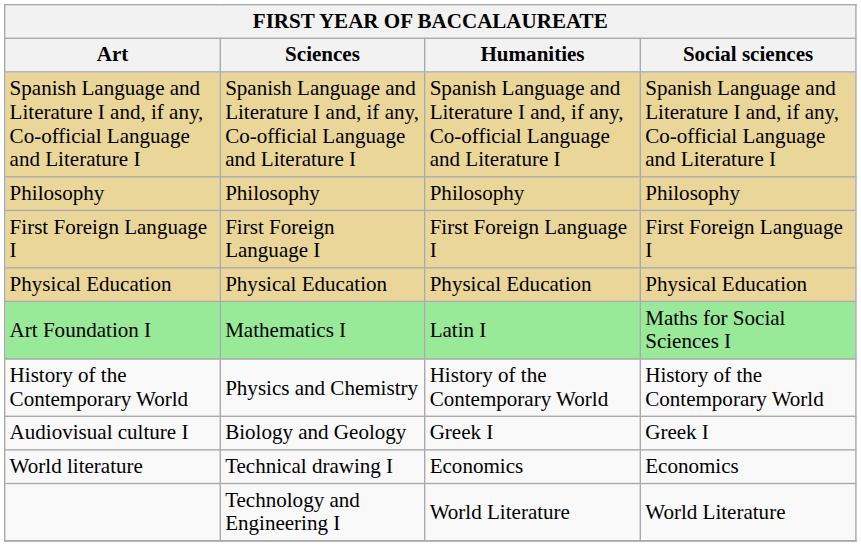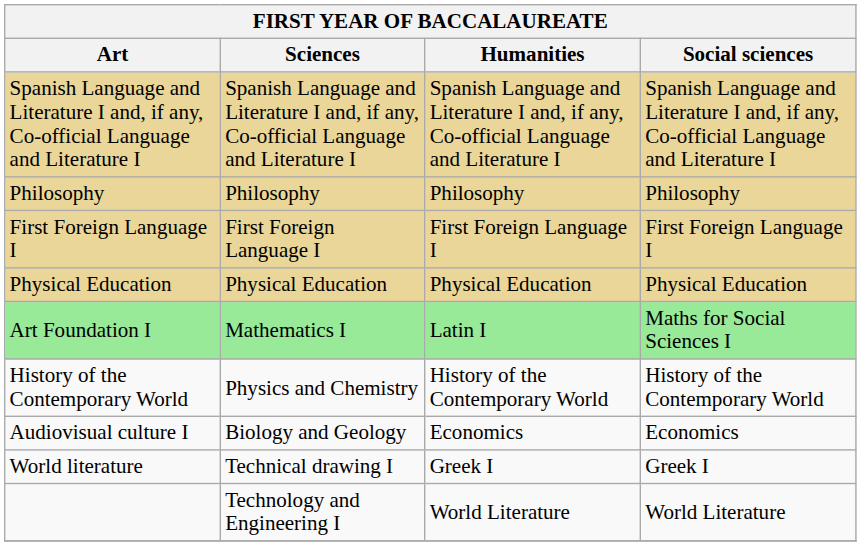(462, 432) Greek I -> (476, 432) Economics
(677, 432) Greek I -> (692, 432) Economics
(476, 466) Economics -> (462, 466) Greek I
(692, 466) Economics -> (677, 466) Greek I
